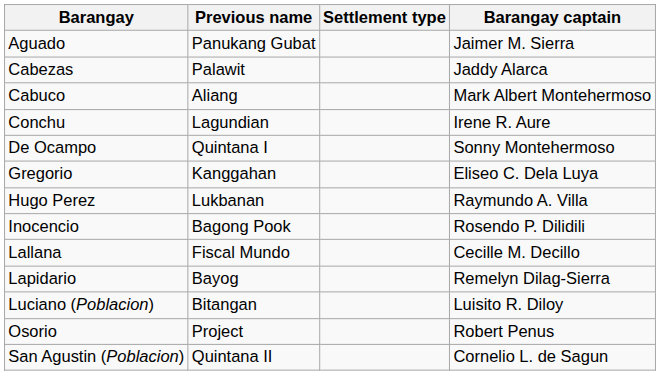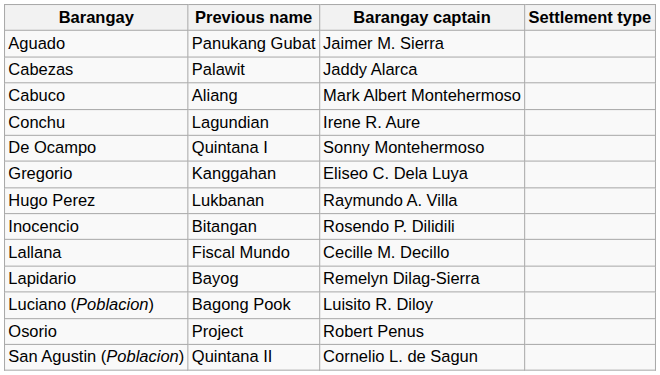columns swapped: (552, 17) <-> (384, 17)
(241, 226) Bagong Pook -> (224, 226) Bitangan
(224, 305) Bitangan -> (241, 305) Bagong Pook
